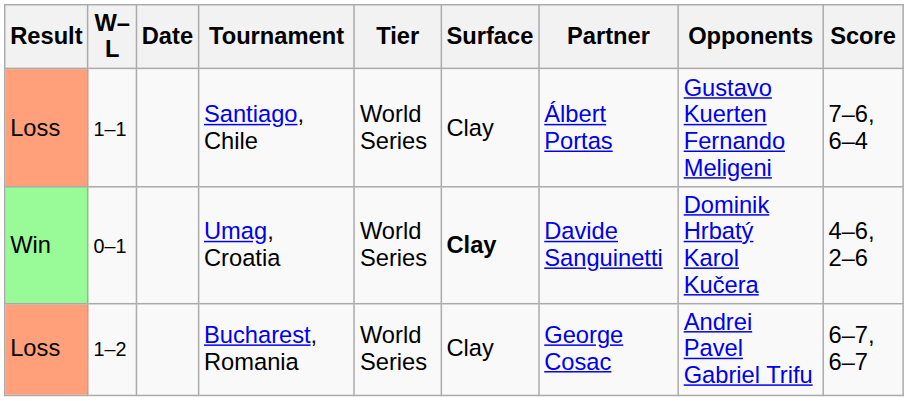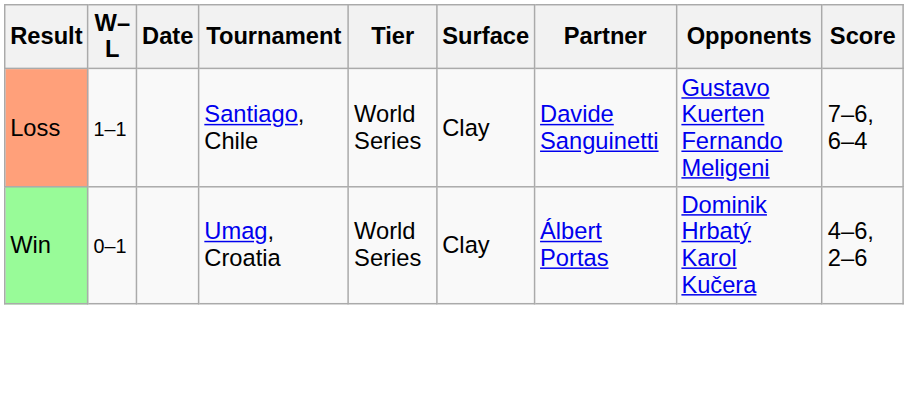(578, 127) Álbert Portas -> (599, 127) Davide Sanguinetti
(471, 244) bold -> (466, 244) normal
(603, 244) Davide Sanguinetti -> (574, 244) Álbert Portas
- row: (261, 349)
